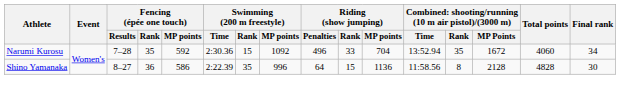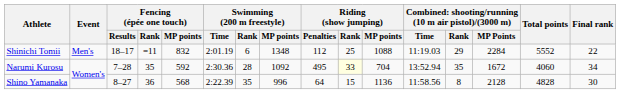+ row: (33, 52)
(247, 52) 15 -> (247, 67) 28
(320, 52) 496 -> (320, 67) 495
(350, 52) no background -> (350, 67) lightyellow background
(183, 67) 586 -> (183, 82) 568
